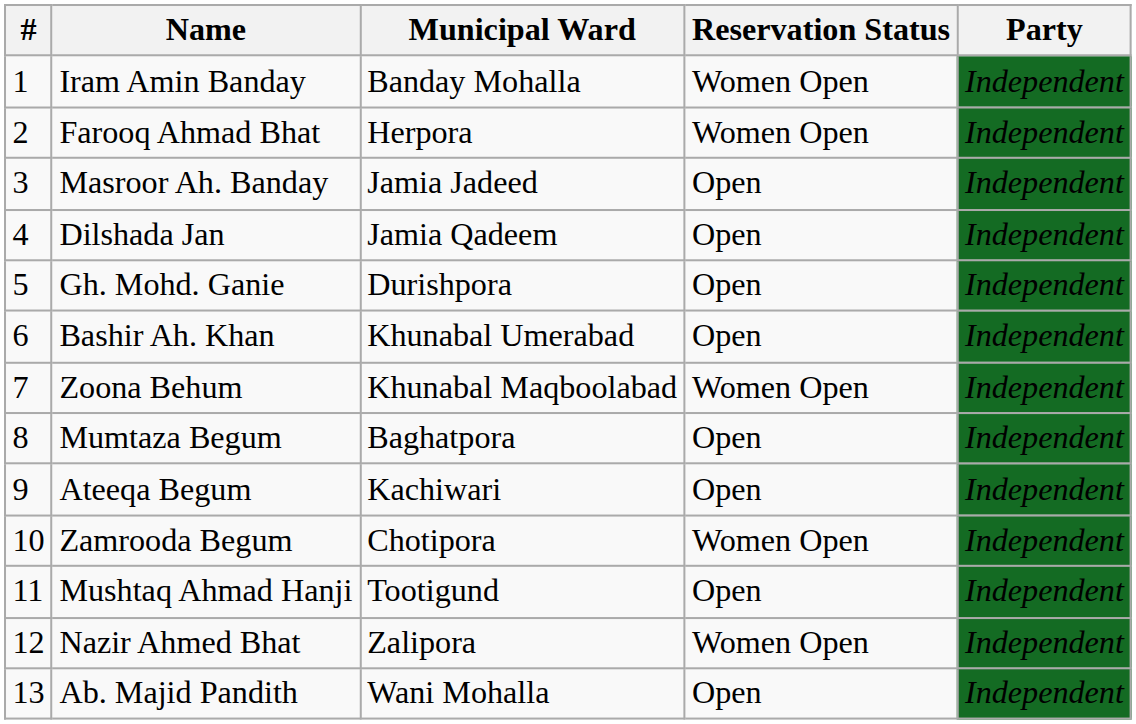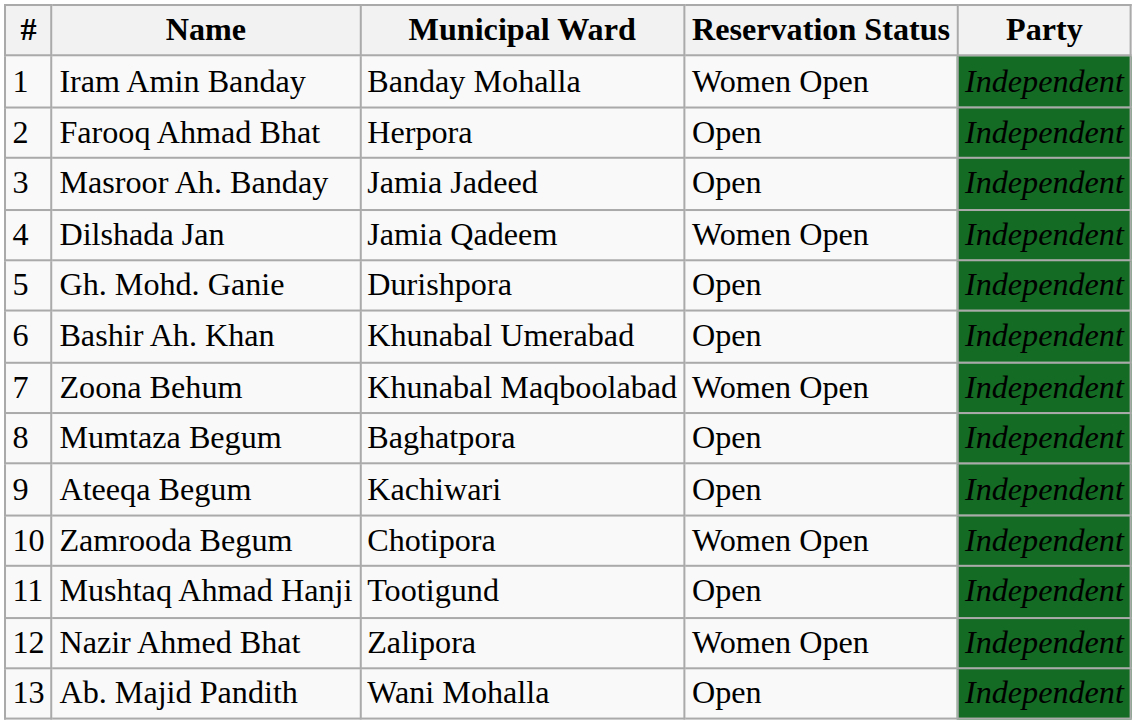(780, 132) Women Open -> (727, 132) Open
(727, 234) Open -> (780, 234) Women Open
